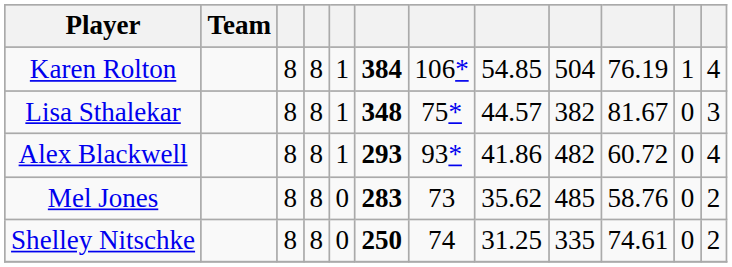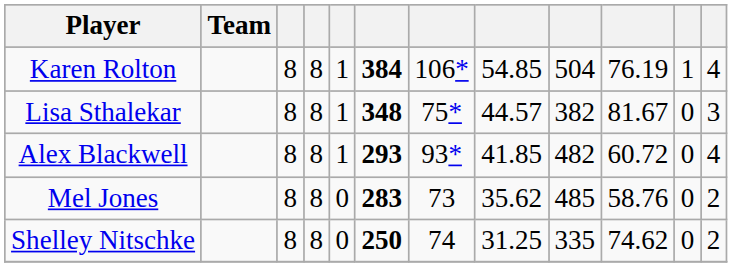(512, 154) 41.86 -> (512, 154) 41.85
(638, 240) 74.61 -> (638, 240) 74.62
